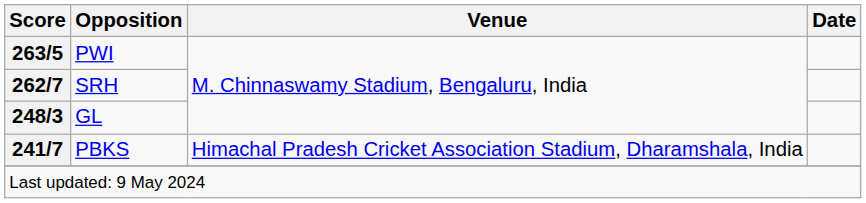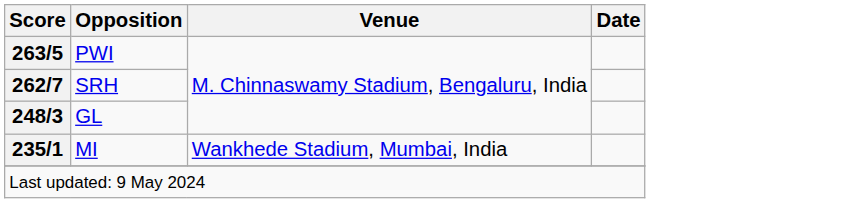- row: (102, 149)
+ row: (86, 149)
